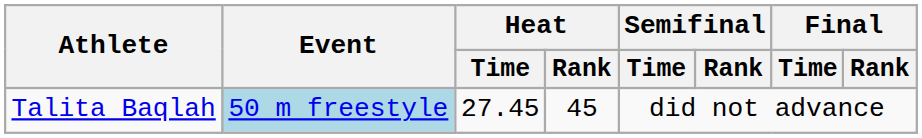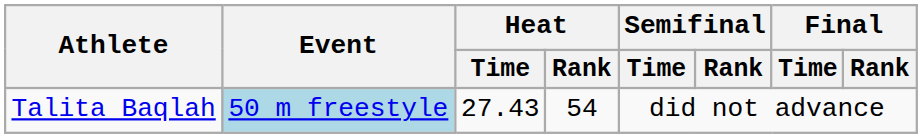(500, 110) 27.45 -> (500, 110) 27.43
(582, 110) 45 -> (582, 110) 54
